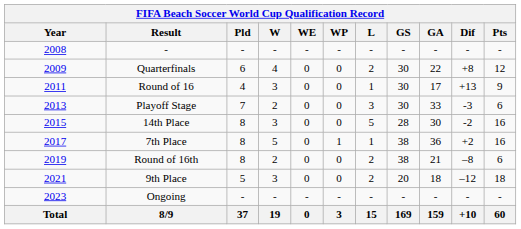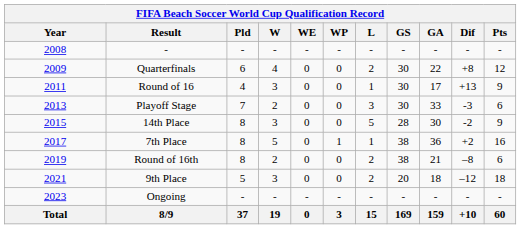(500, 123) 16 -> (500, 123) 9
